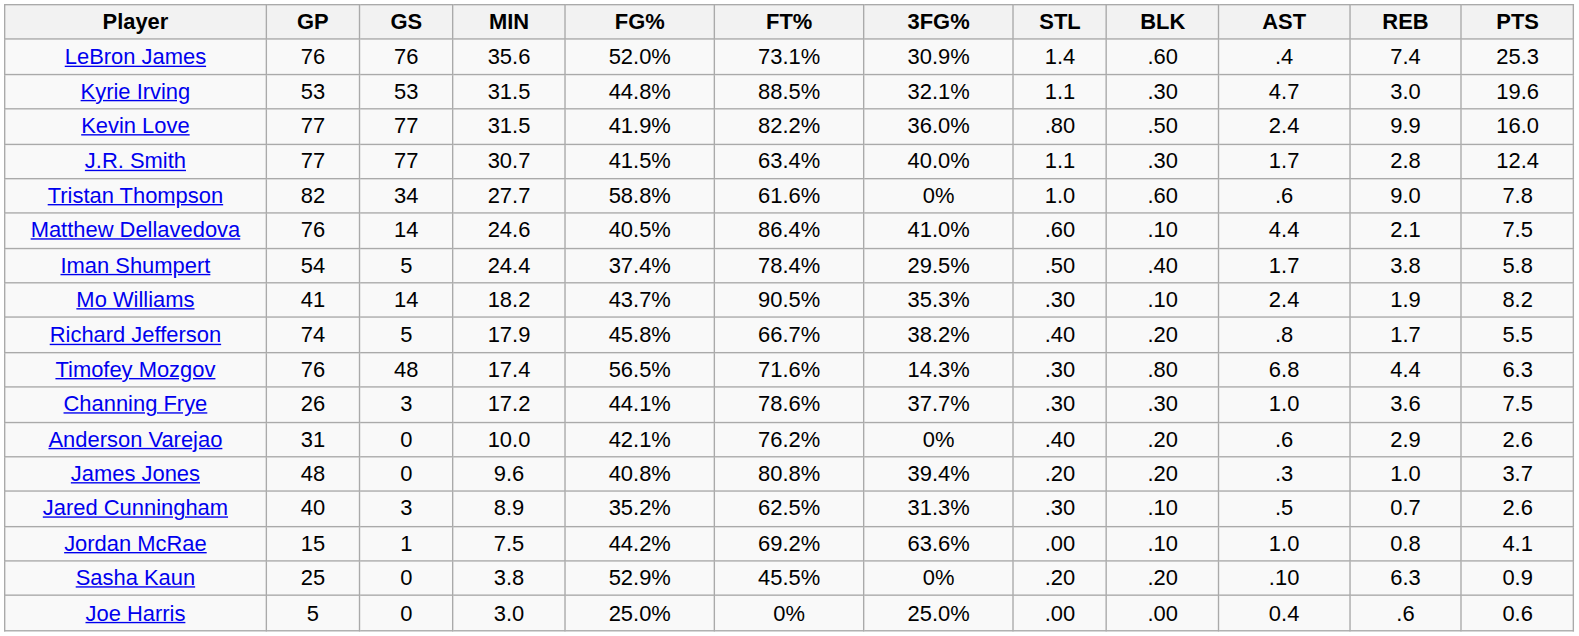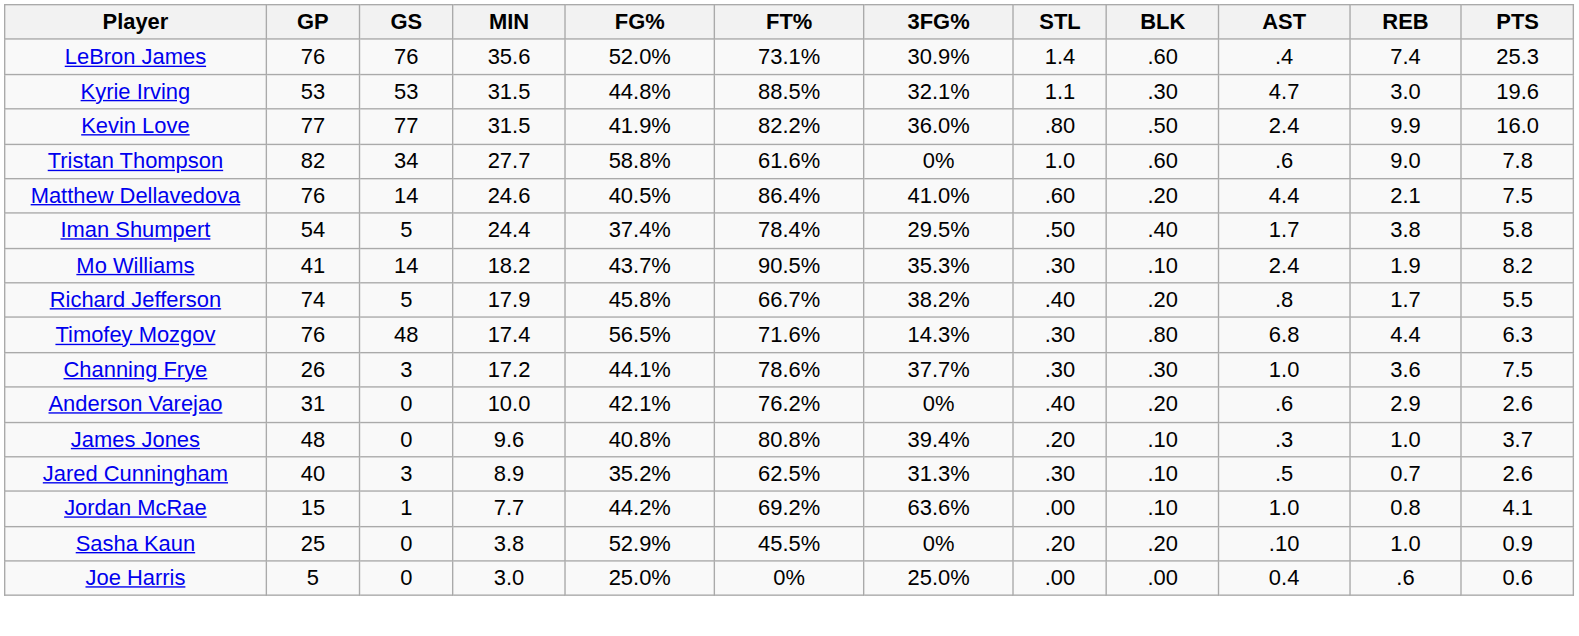- row: (135, 160)
(1163, 230) .10 -> (1163, 195) .20
(1163, 473) .20 -> (1163, 439) .10
(509, 543) 7.5 -> (509, 508) 7.7
(1406, 578) 6.3 -> (1406, 543) 1.0
